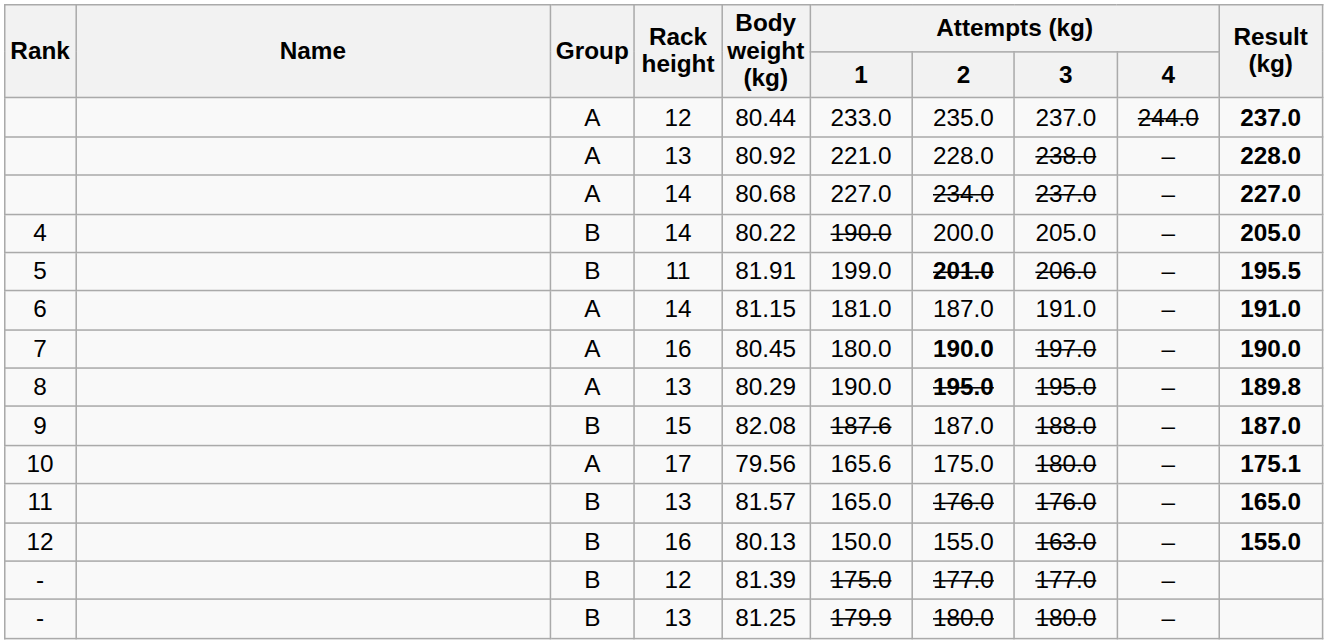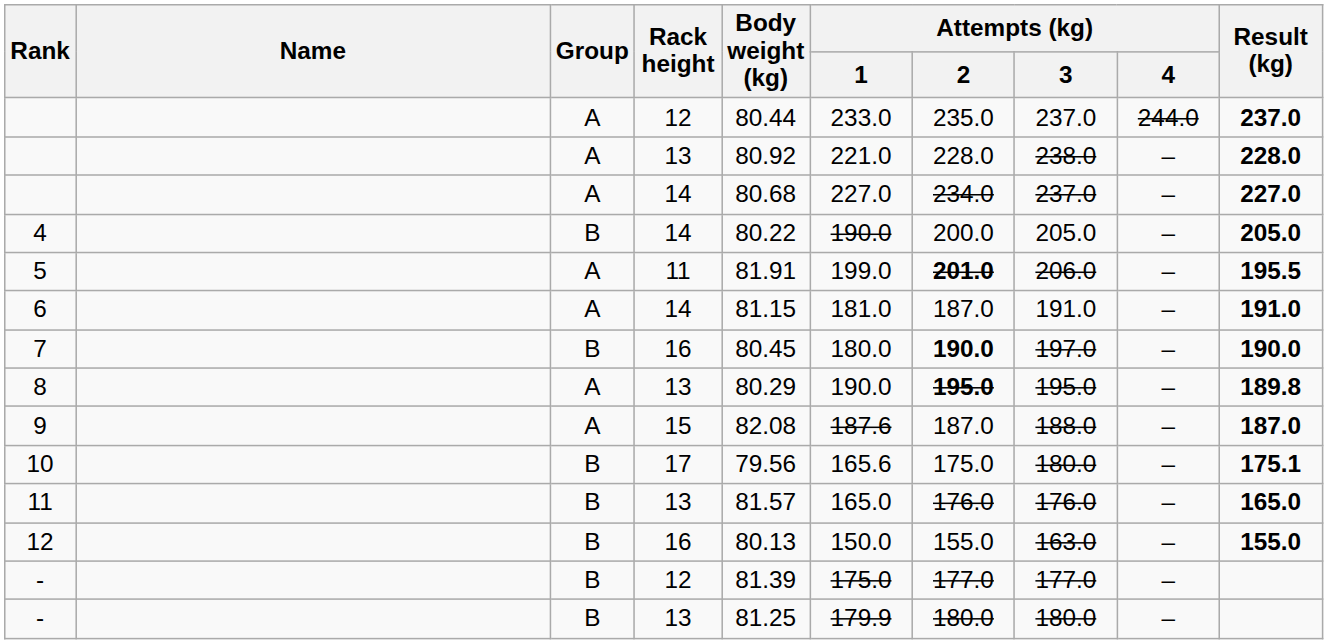(592, 271) B -> (592, 271) A
(592, 348) A -> (592, 348) B
(592, 425) B -> (592, 425) A
(592, 464) A -> (592, 464) B
